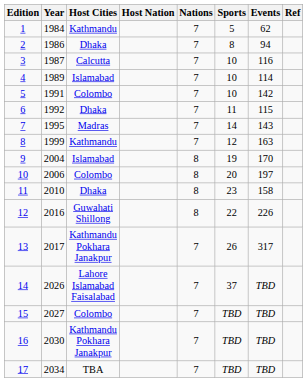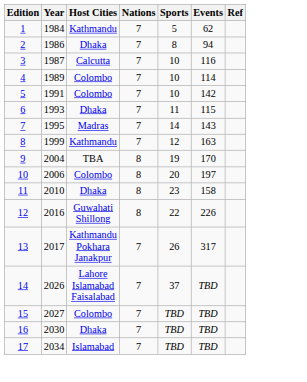- column: (148, 12)
(93, 77) Islamabad -> (93, 77) Colombo
(54, 110) 1992 -> (54, 110) 1993
(93, 158) Islamabad -> (93, 158) TBA
(93, 341) Kathmandu Pokhara Janakpur -> (93, 330) Dhaka
(93, 369) TBA -> (93, 346) Islamabad
